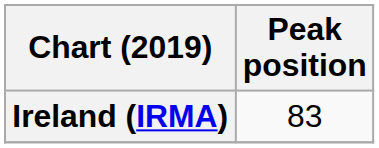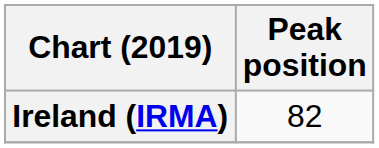(305, 116) 83 -> (305, 116) 82
